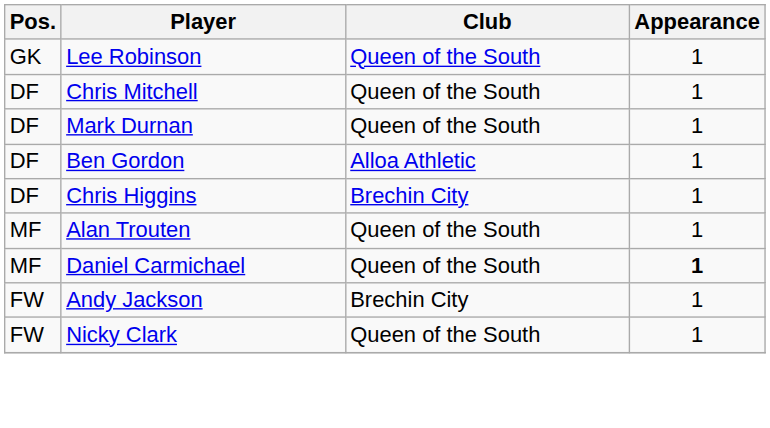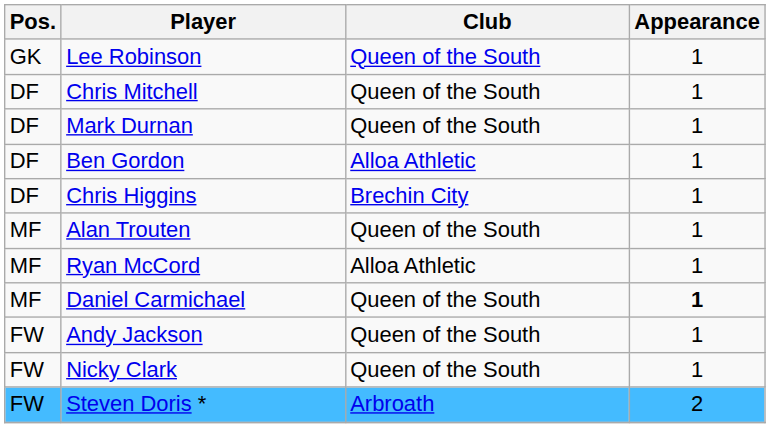+ row: (133, 265)
(409, 299) Brechin City -> (445, 334) Queen of the South
+ row: (136, 404)
